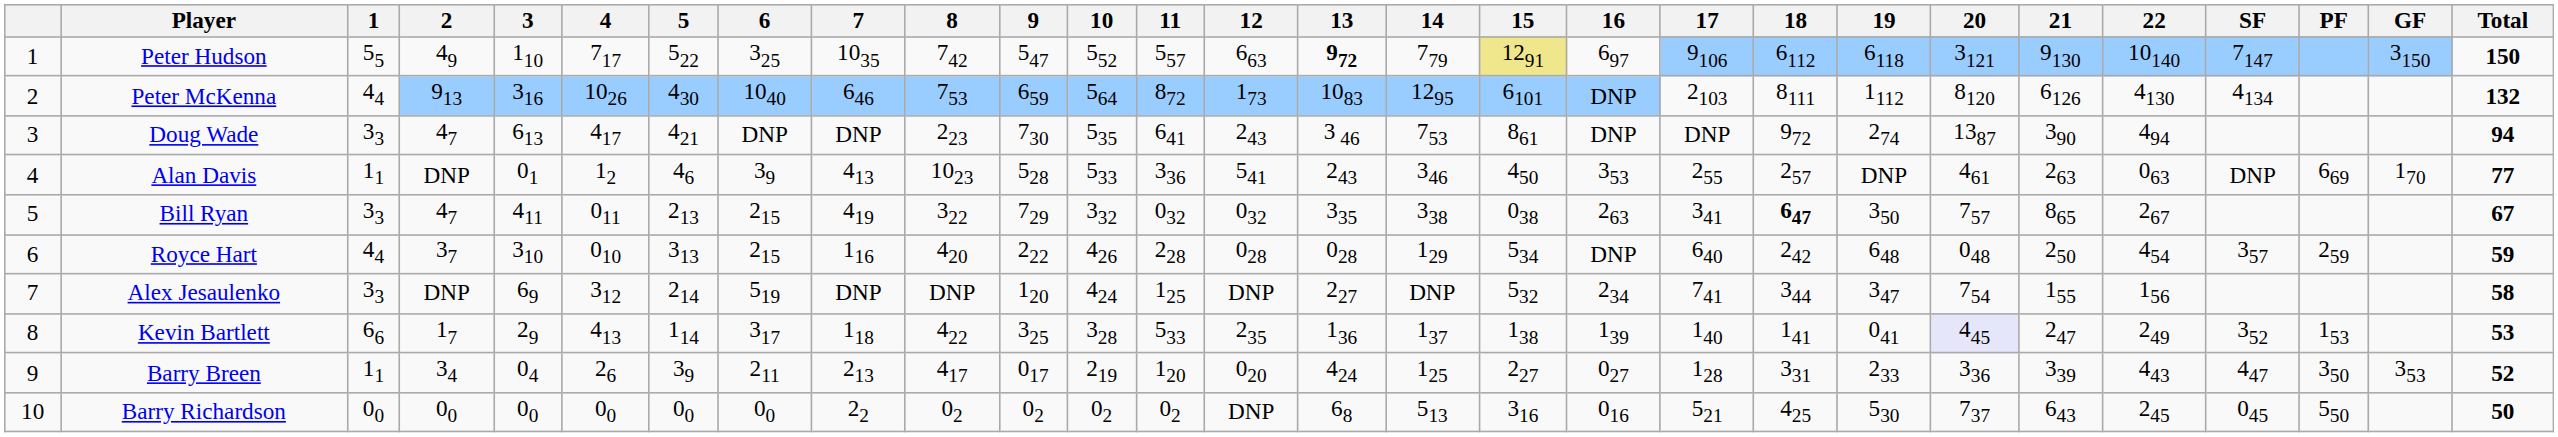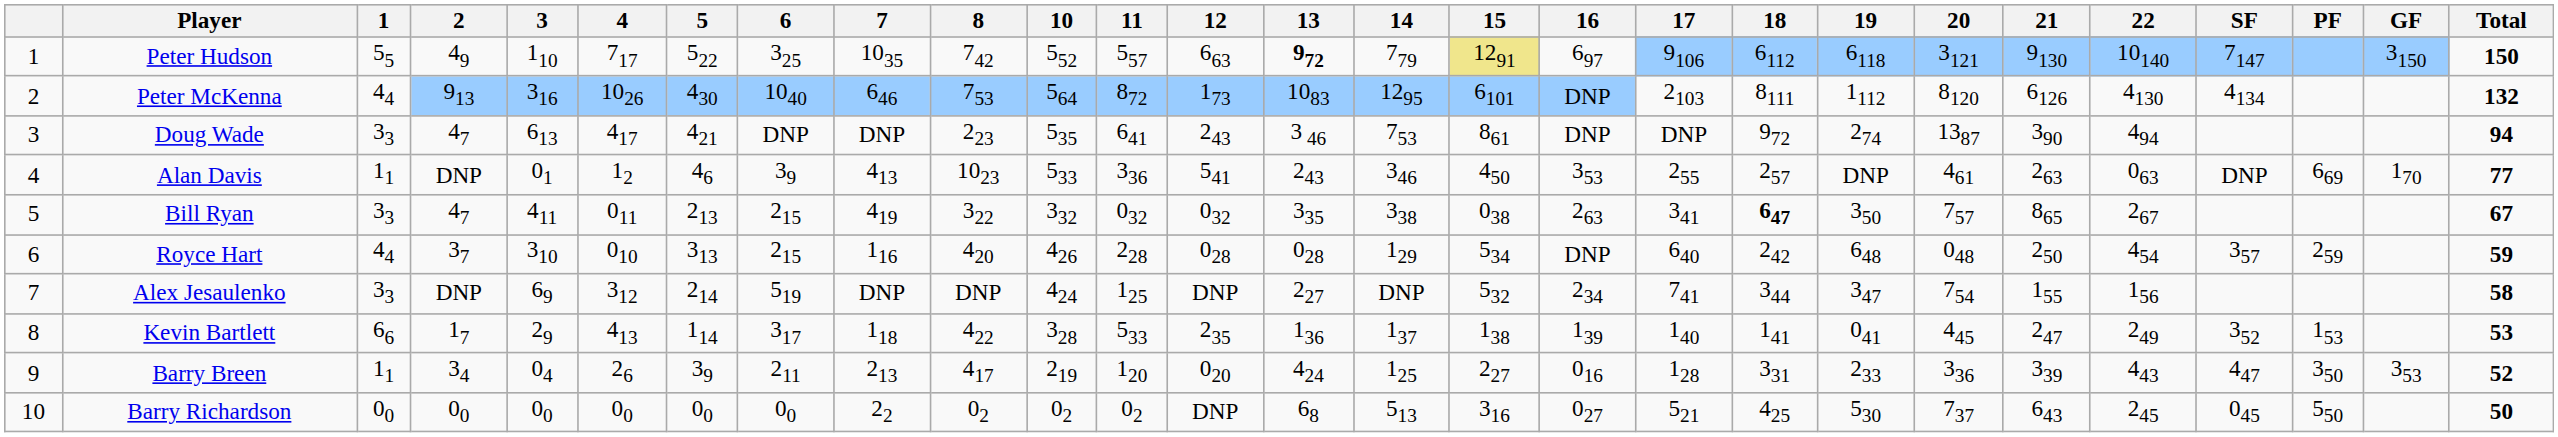- column: (1033, 20)
(1975, 332) lavender background -> (1959, 332) no background
(1613, 372) 027 -> (1588, 372) 016
(1613, 411) 016 -> (1588, 411) 027
